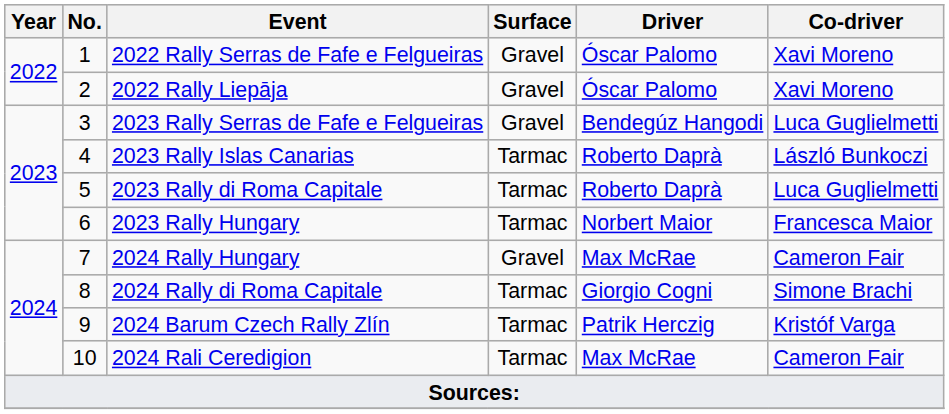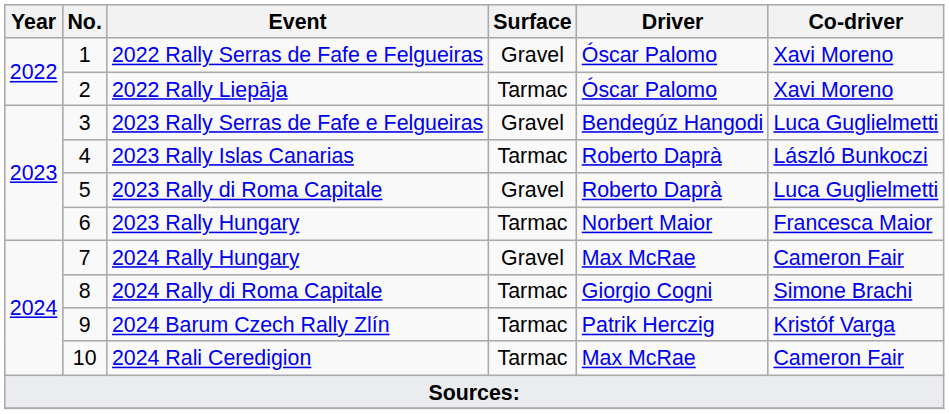(533, 89) Gravel -> (533, 89) Tarmac
(533, 189) Tarmac -> (533, 189) Gravel
